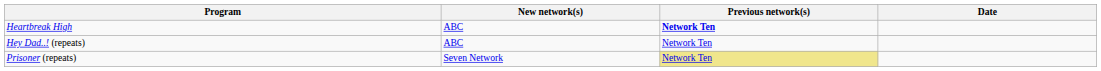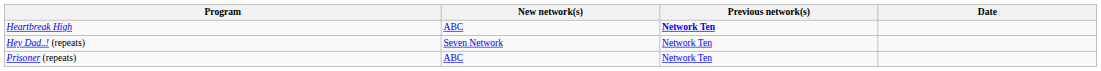(453, 43) ABC -> (473, 43) Seven Network
(473, 58) Seven Network -> (453, 58) ABC
(687, 58) khaki background -> (687, 58) no background
